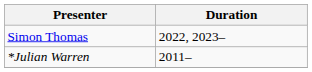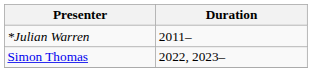rows swapped: (48, 36) <-> (48, 57)
